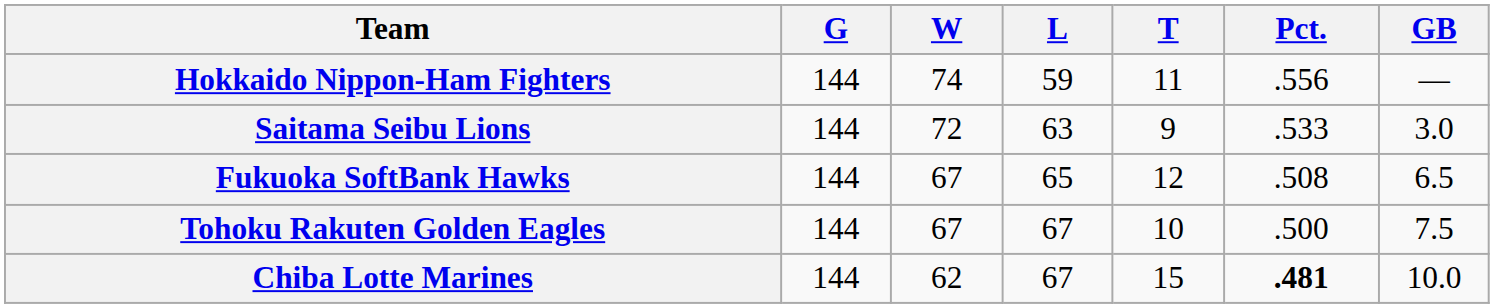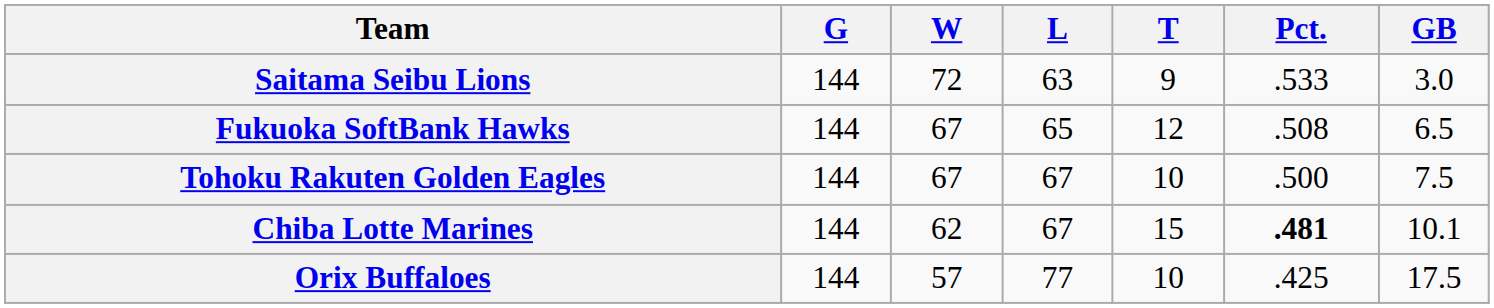- row: (393, 79)
(1434, 278) 10.0 -> (1434, 228) 10.1
+ row: (393, 278)
